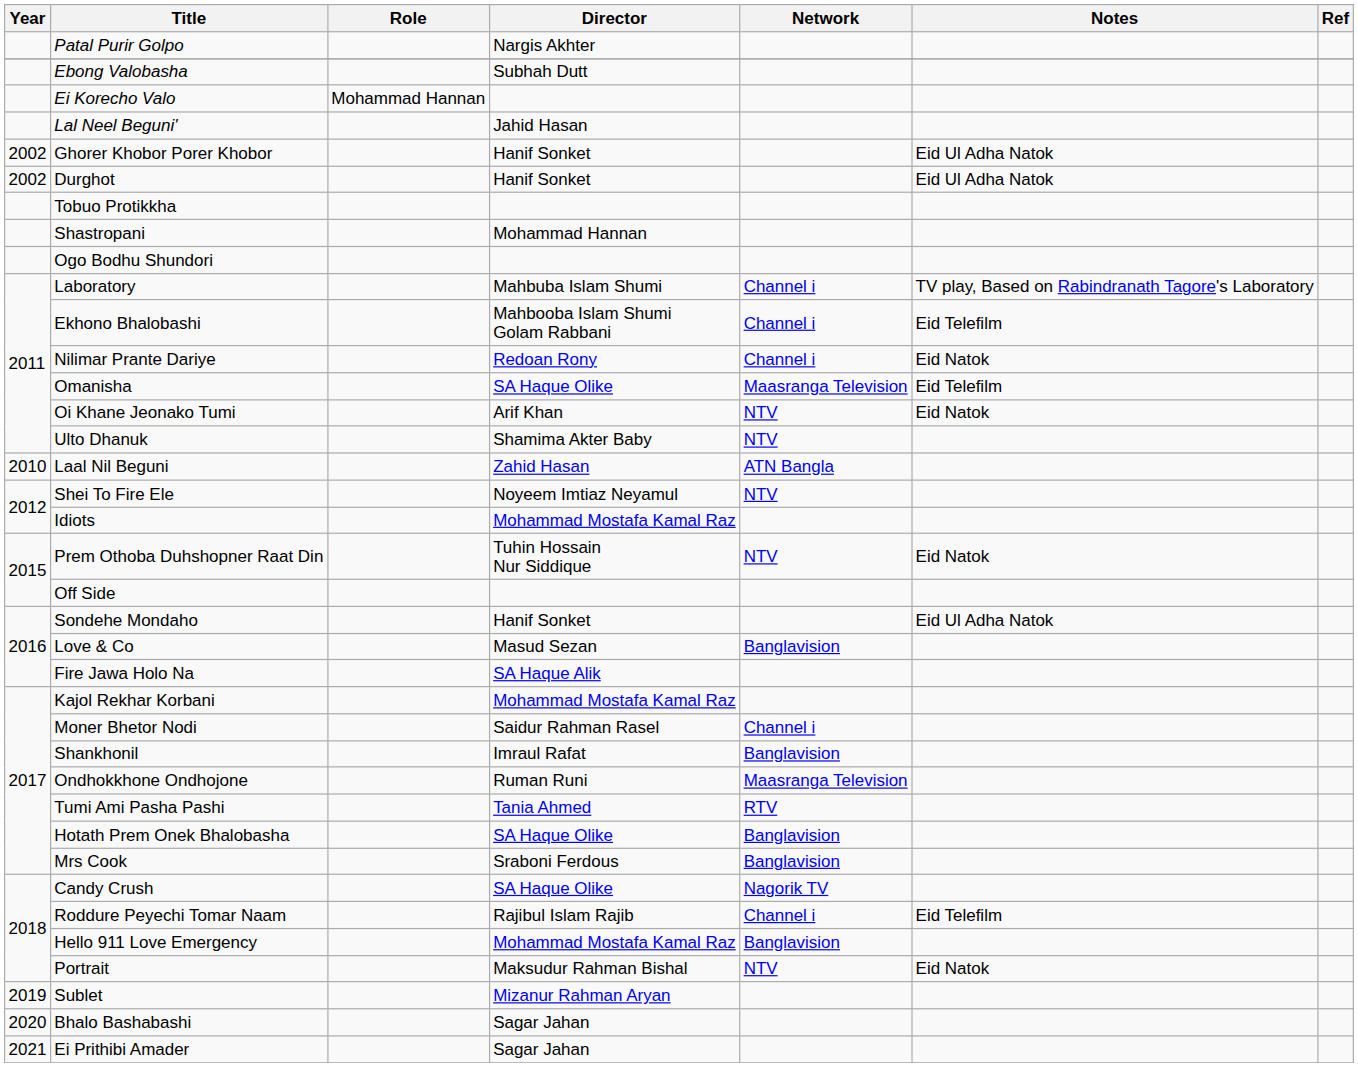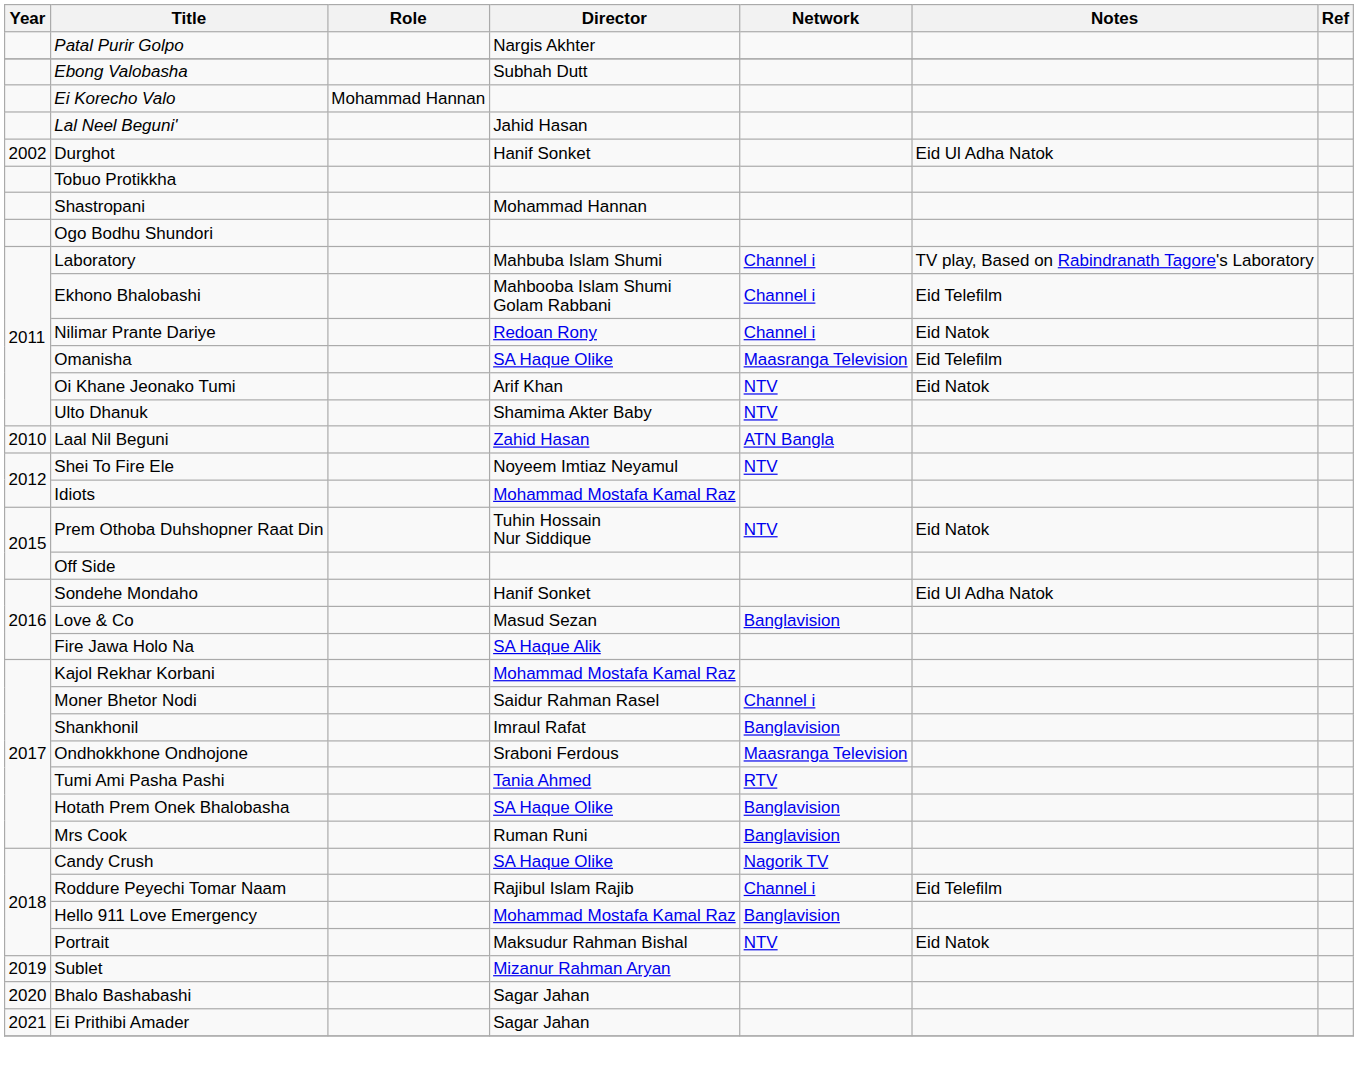- row: (163, 153)
(540, 781) Ruman Runi -> (556, 754) Sraboni Ferdous
(556, 862) Sraboni Ferdous -> (540, 835) Ruman Runi
